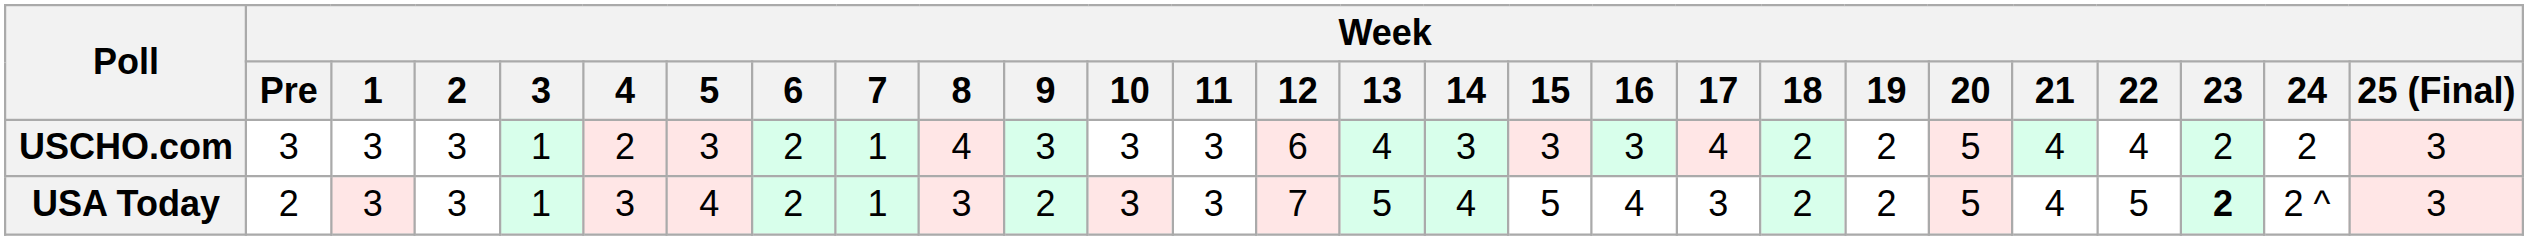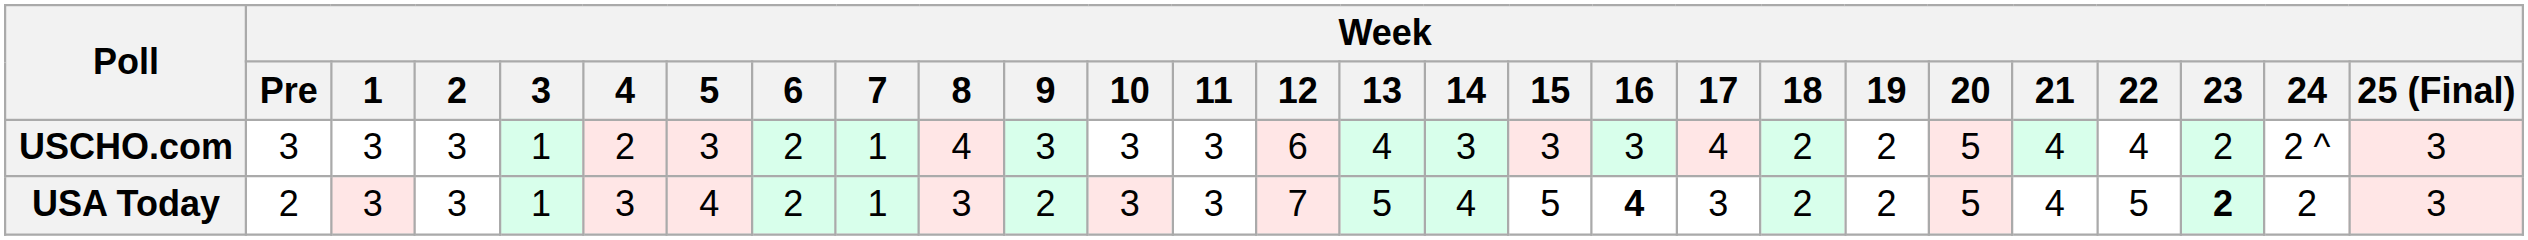(2307, 147) 2 -> (2307, 147) 2 ^
(1634, 204) normal -> (1634, 204) bold
(2307, 204) 2 ^ -> (2307, 204) 2
